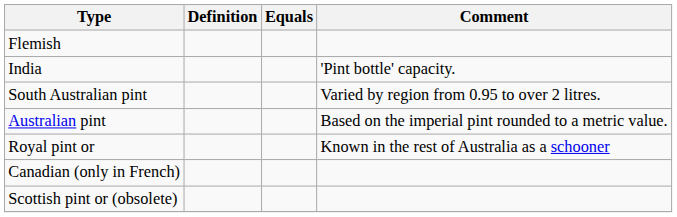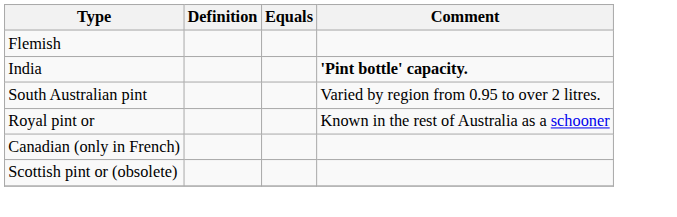(388, 69) normal -> (394, 69) bold
- row: (57, 120)
